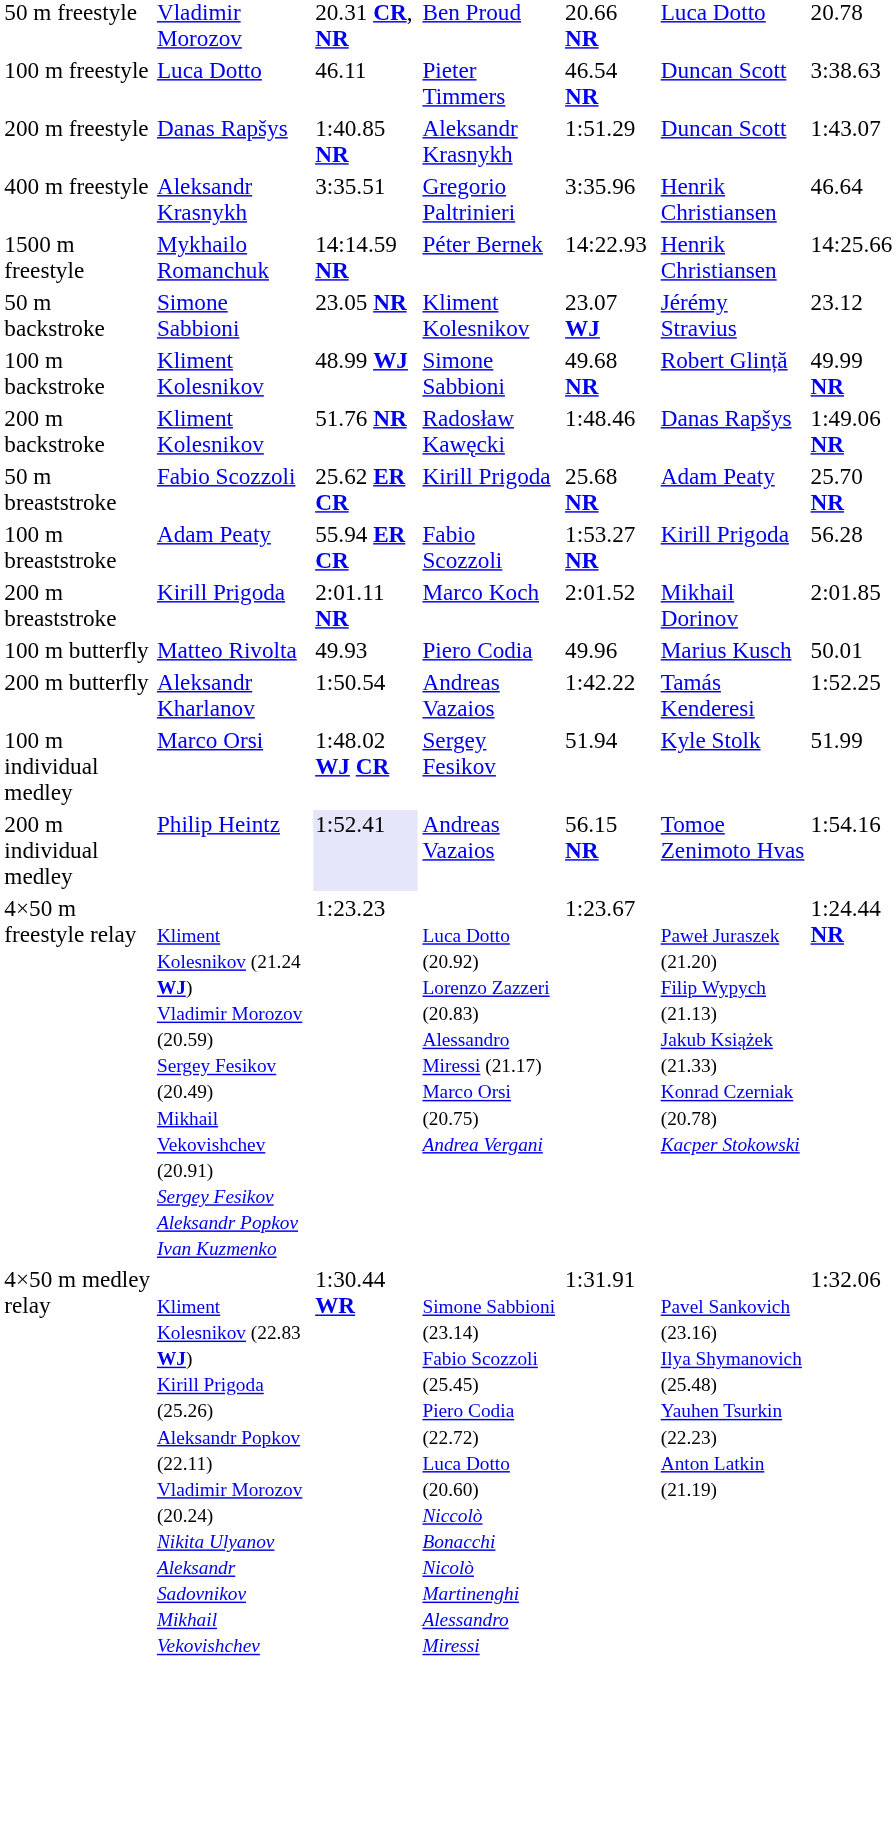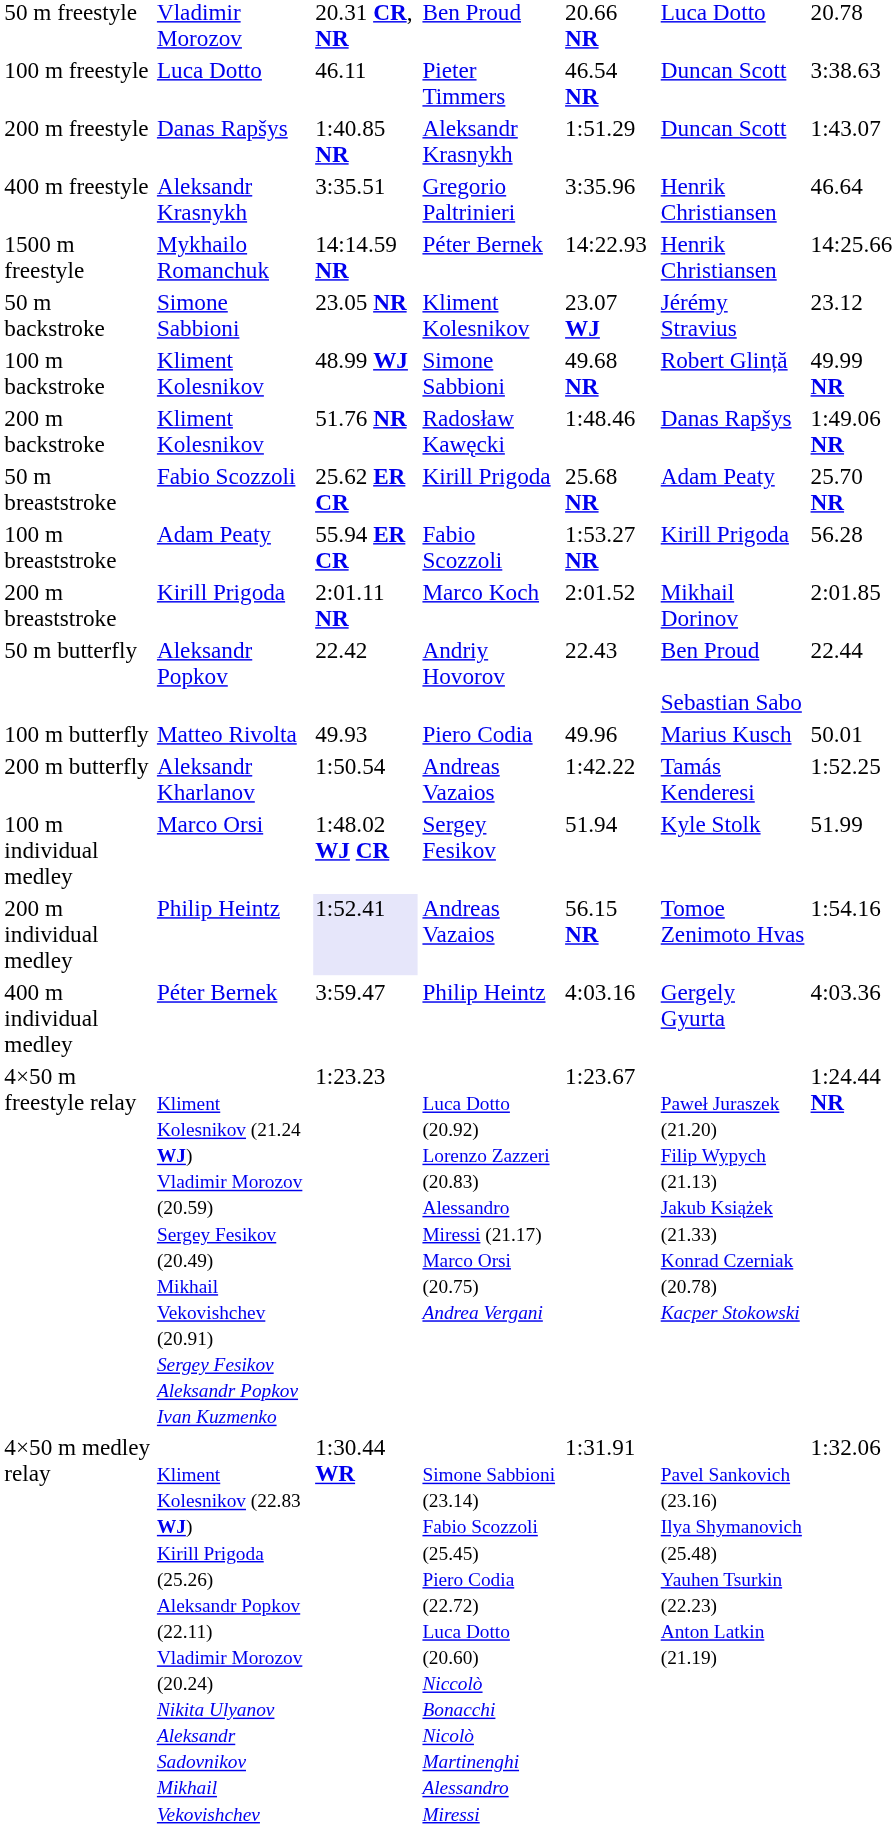+ row: (71, 650)
+ row: (51, 1018)
